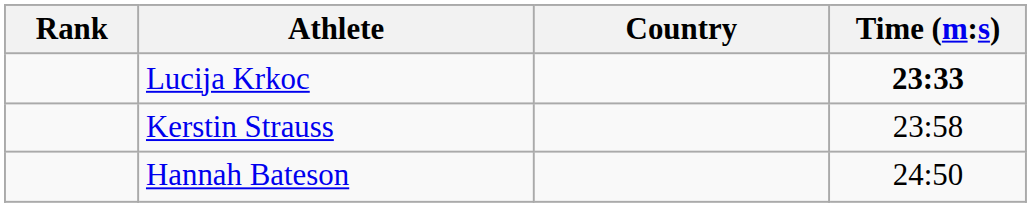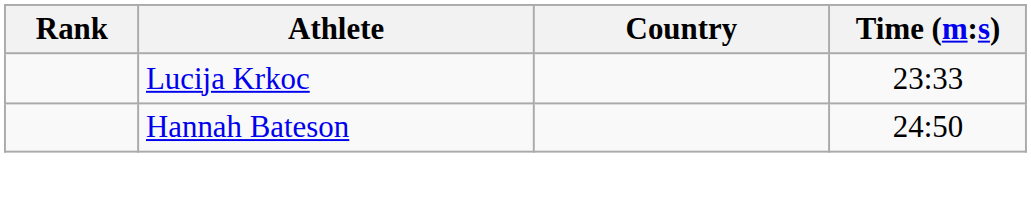(928, 77) bold -> (928, 77) normal
- row: (240, 126)
